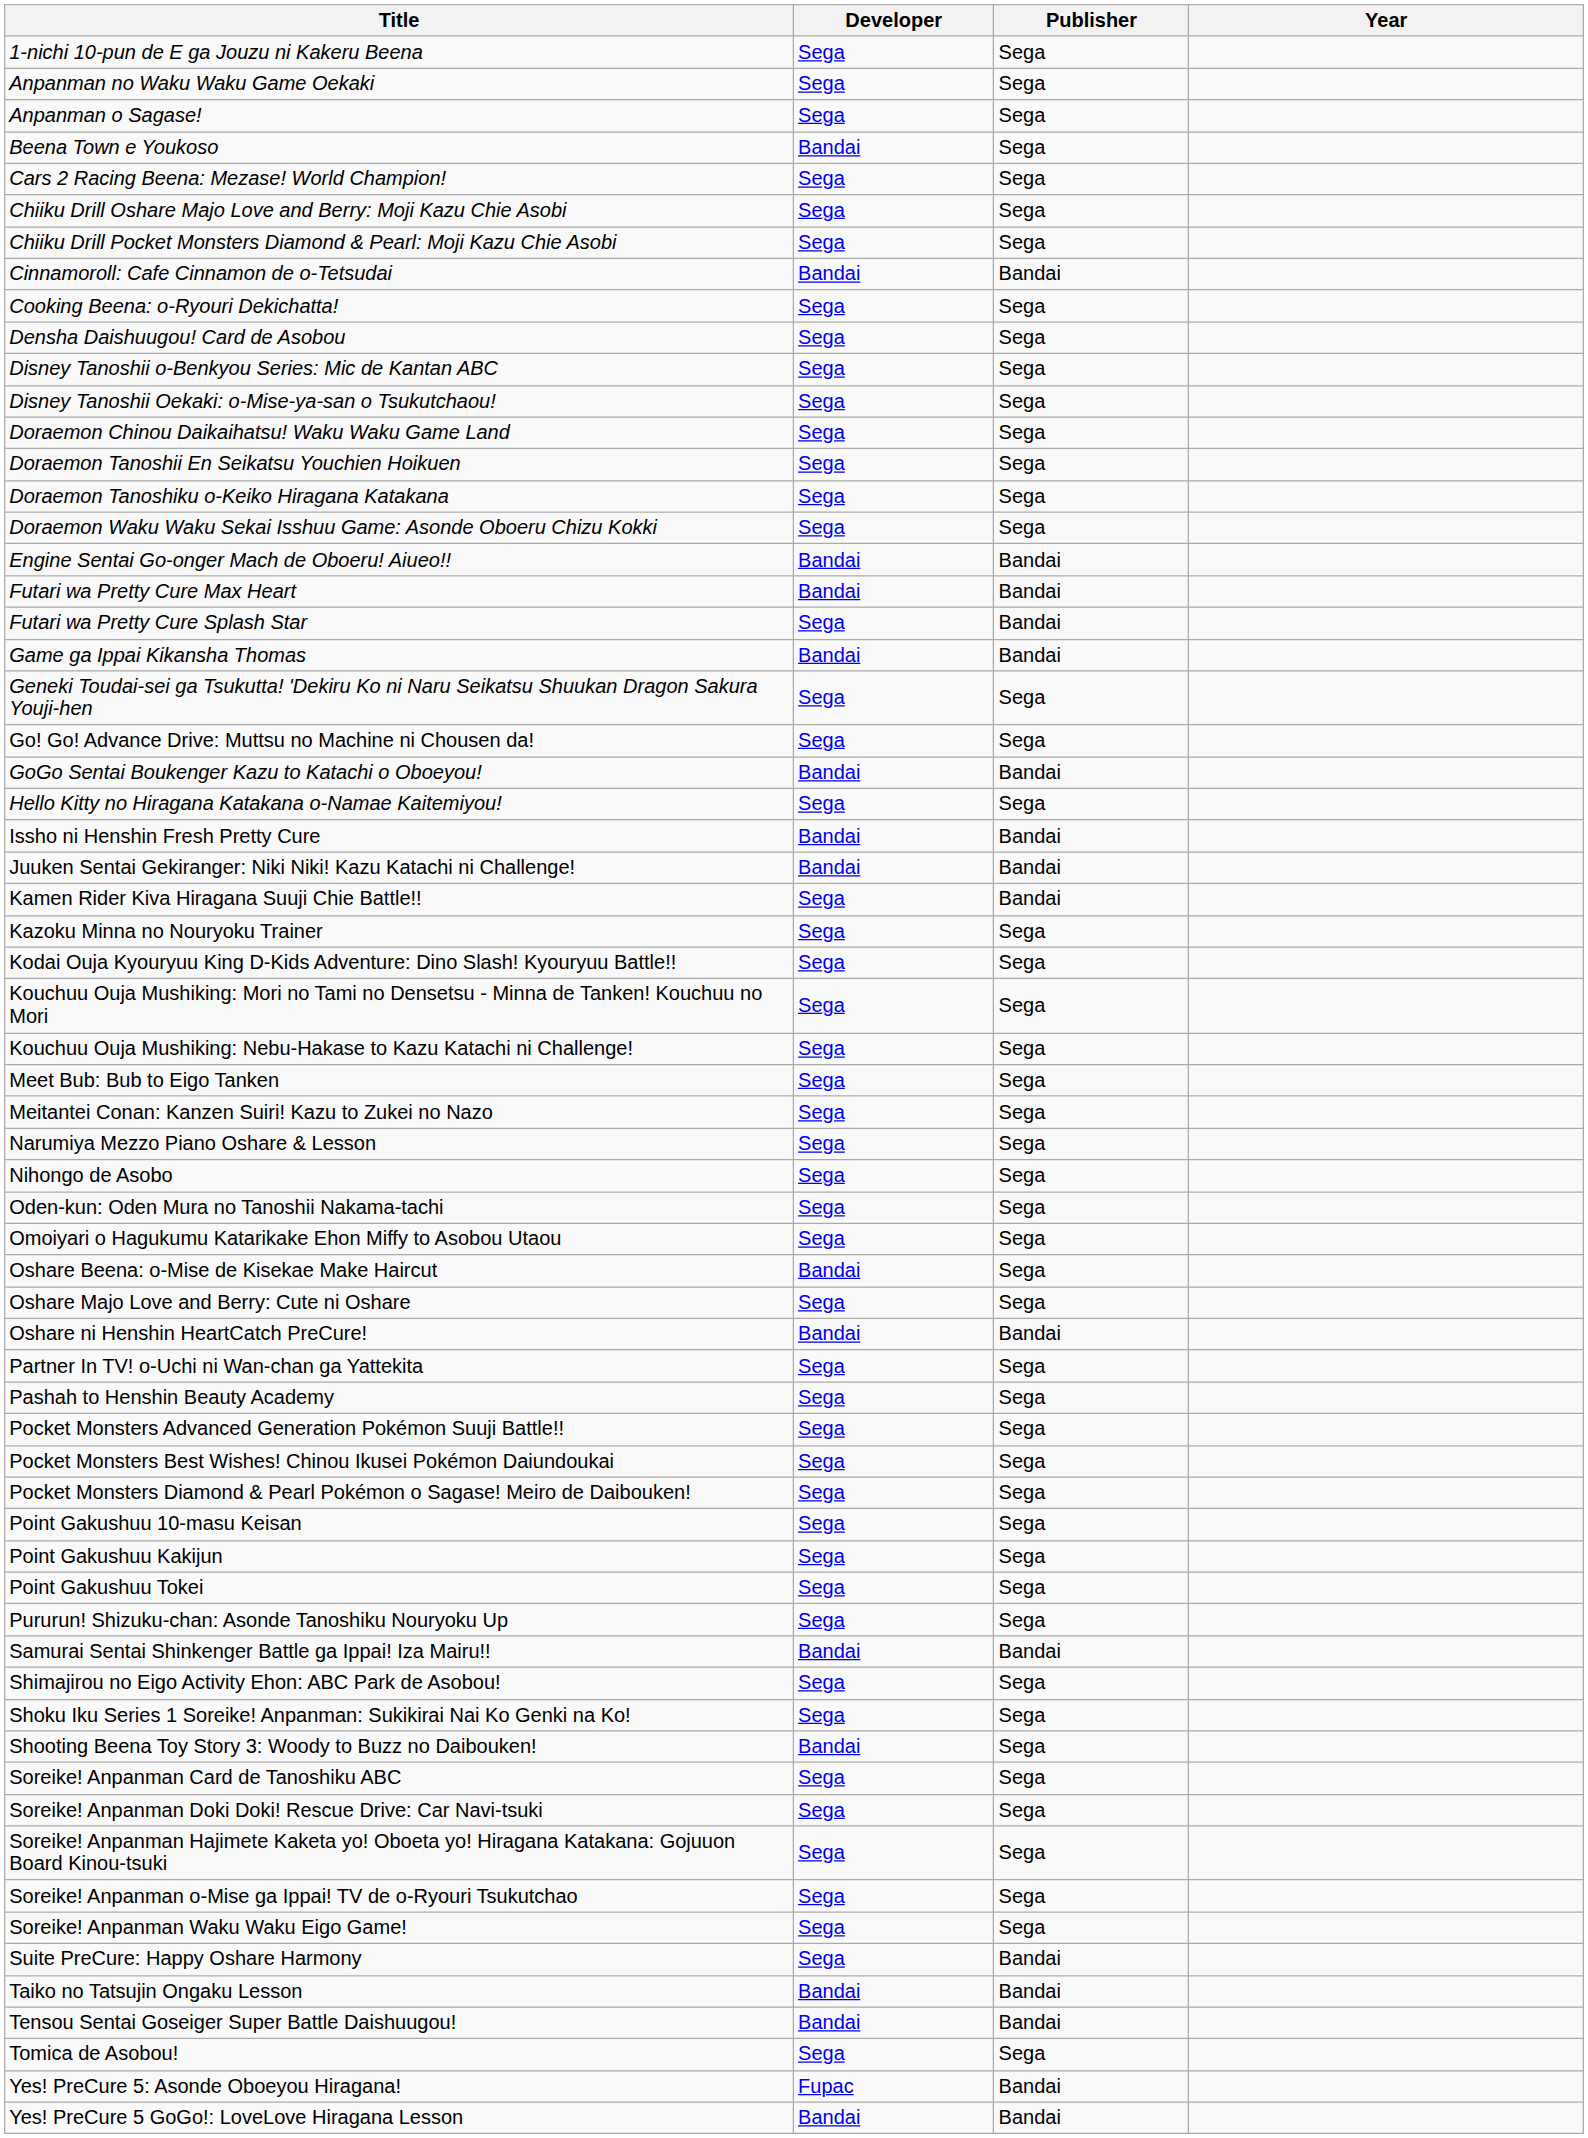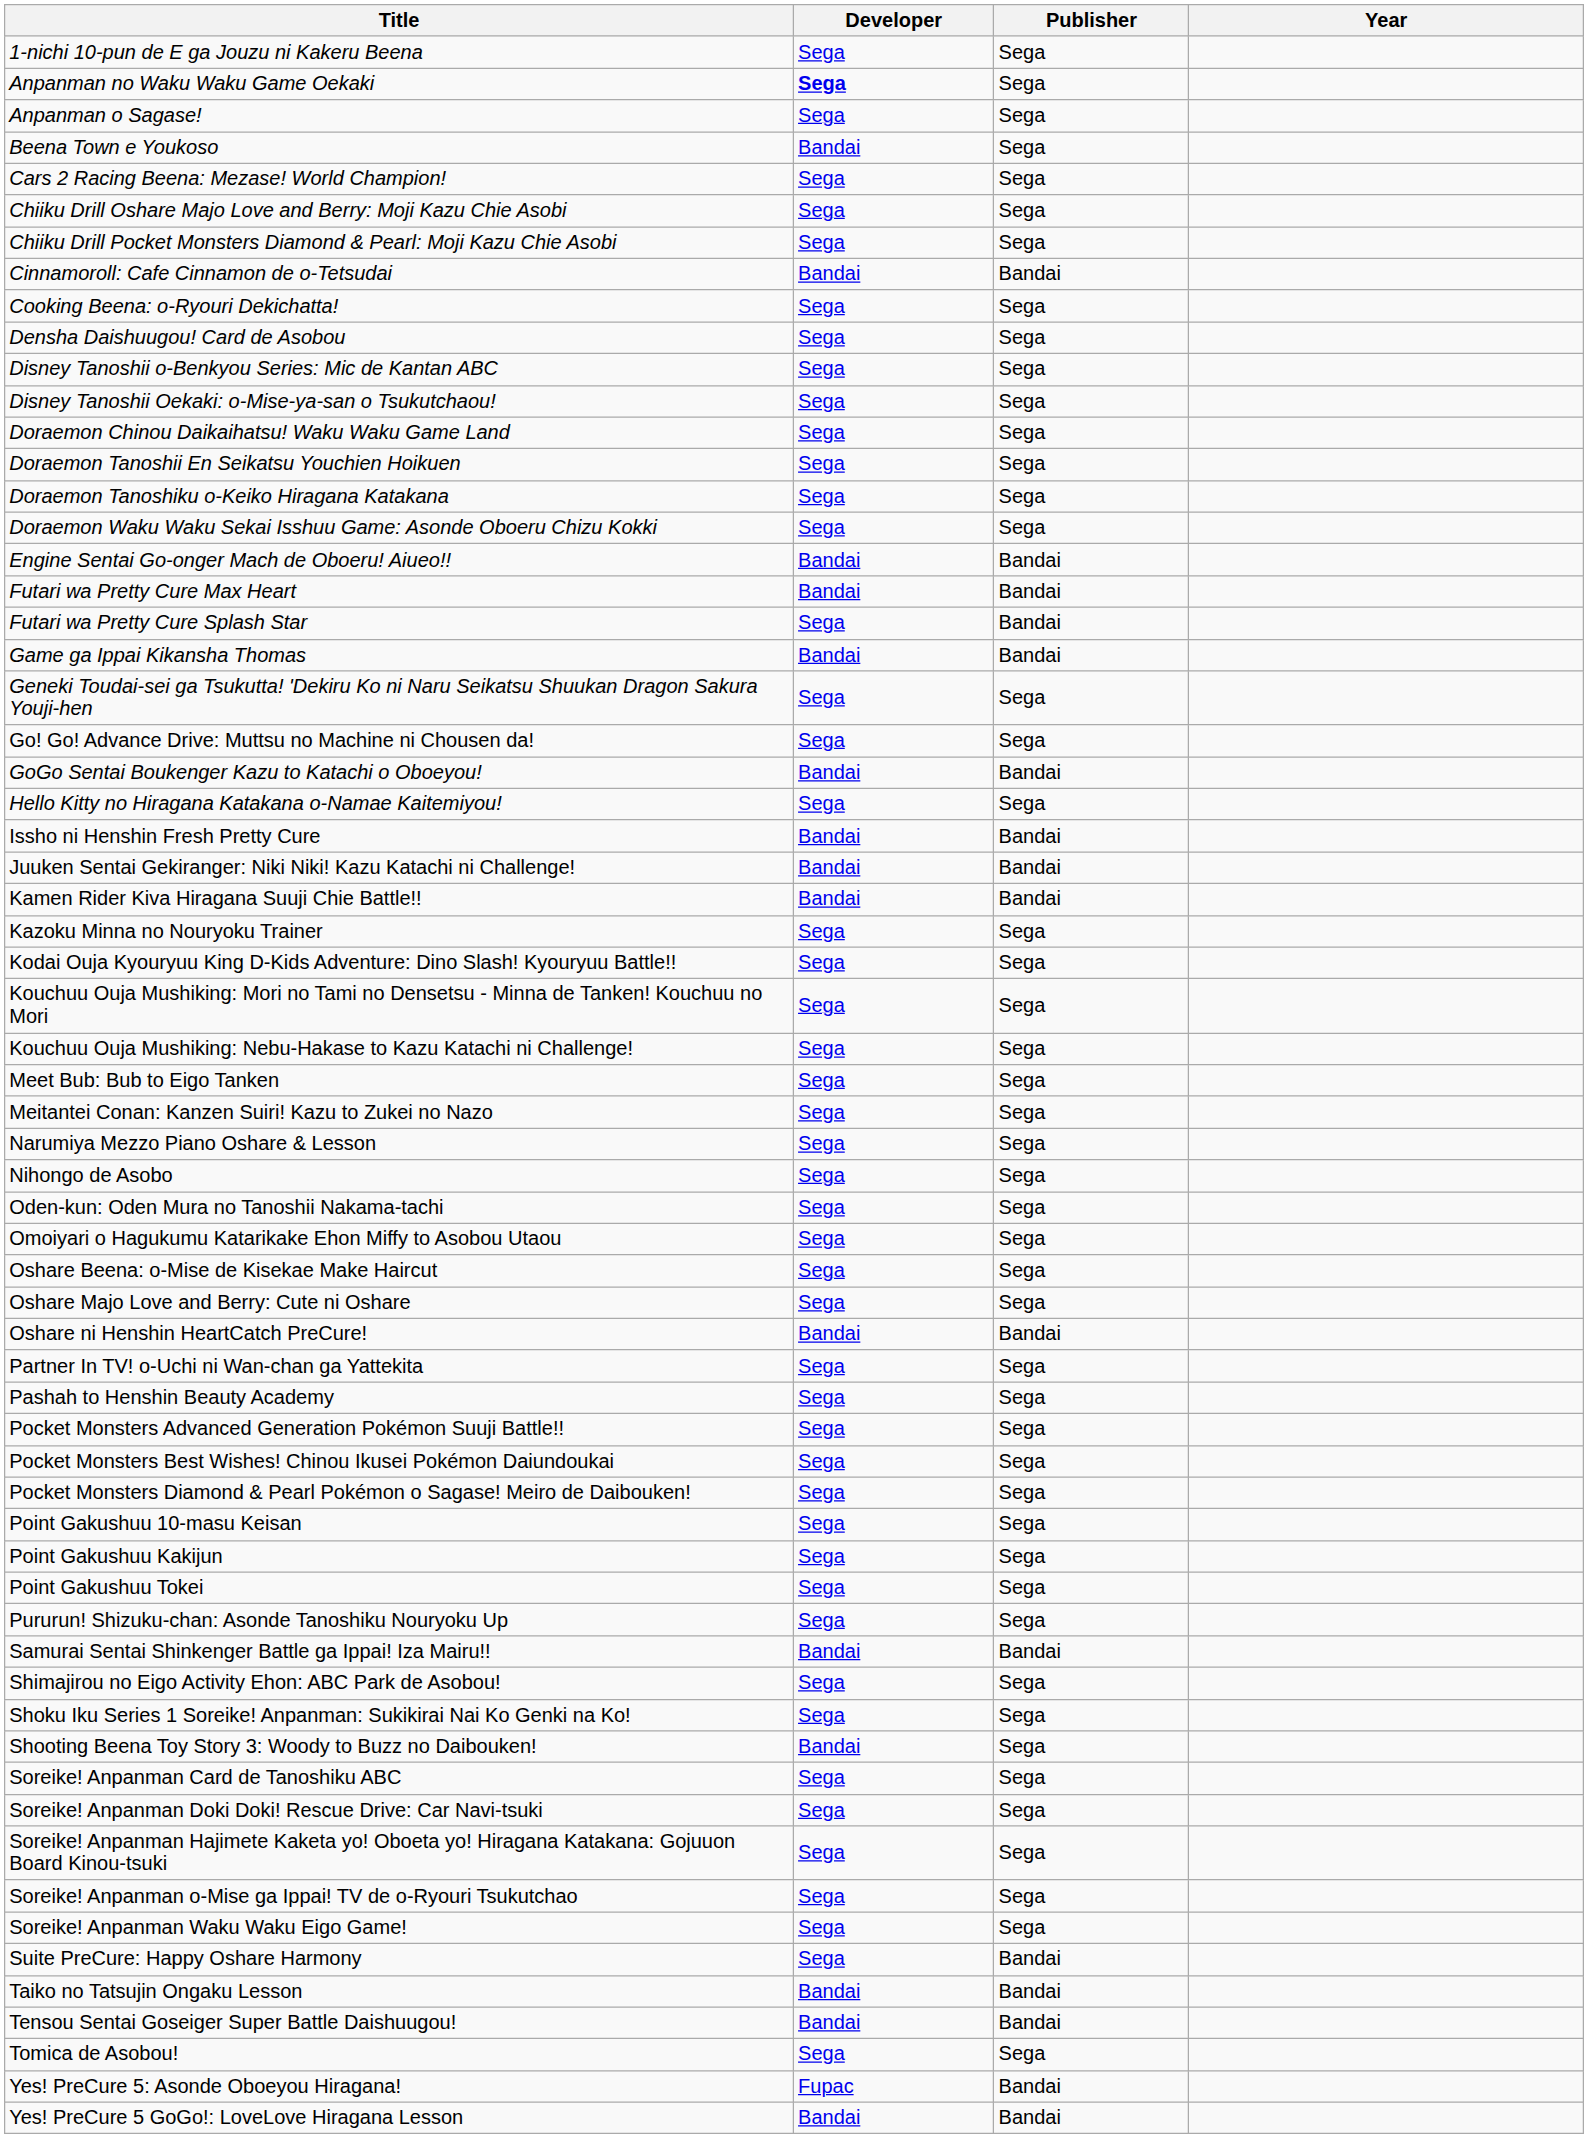(821, 83) normal -> (822, 83) bold
(821, 899) Sega -> (829, 899) Bandai
(829, 1270) Bandai -> (821, 1270) Sega
